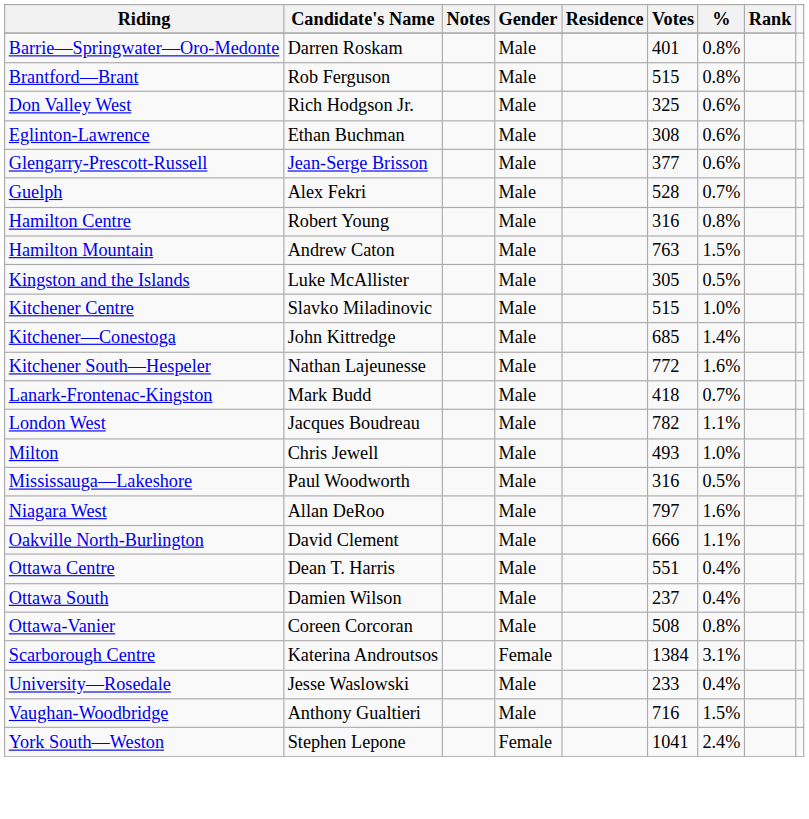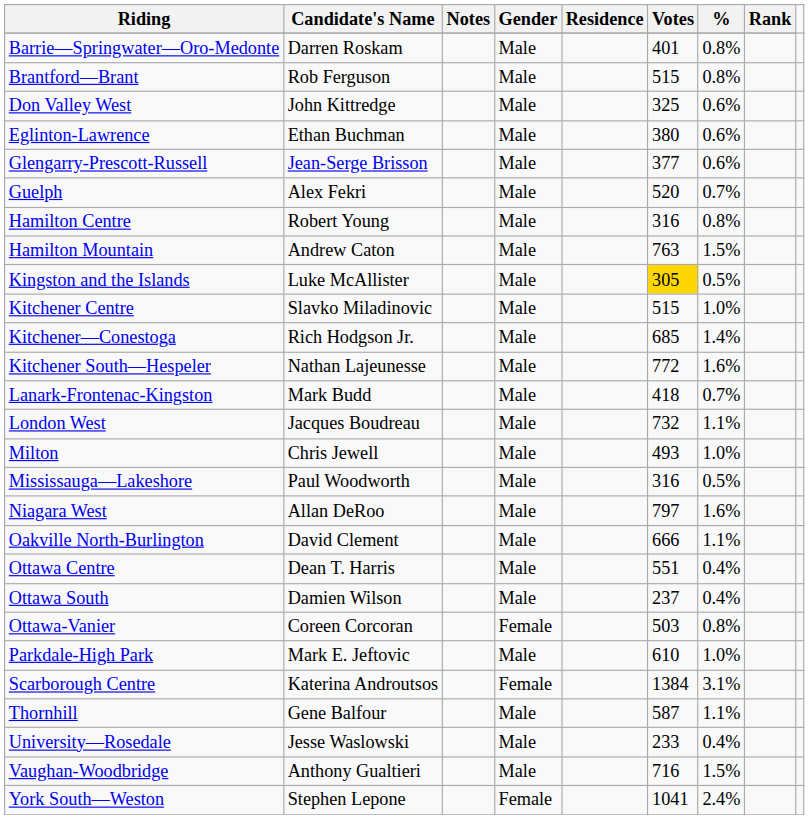(351, 105) Rich Hodgson Jr. -> (342, 105) John Kittredge
(666, 134) 308 -> (666, 134) 380
(666, 192) 528 -> (666, 192) 520
(666, 279) no background -> (666, 279) gold background
(342, 337) John Kittredge -> (351, 337) Rich Hodgson Jr.
(666, 423) 782 -> (666, 423) 732
(517, 626) Male -> (525, 626) Female
(666, 626) 508 -> (666, 626) 503
+ row: (81, 655)
+ row: (43, 713)
